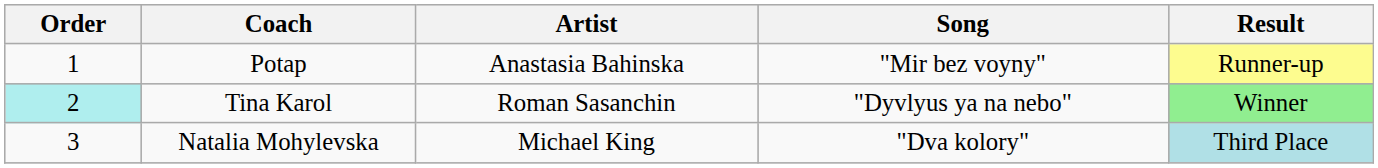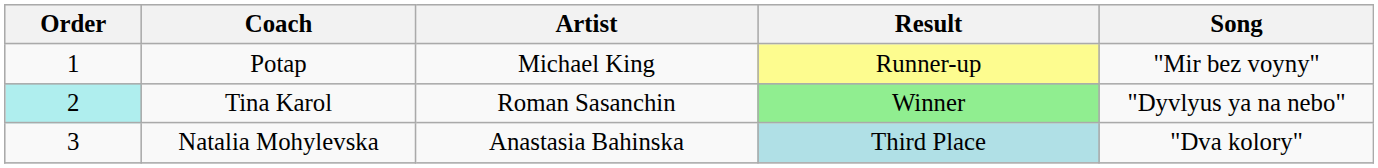columns swapped: (963, 24) <-> (1271, 24)
(586, 63) Anastasia Bahinska -> (586, 63) Michael King
(586, 142) Michael King -> (586, 142) Anastasia Bahinska
